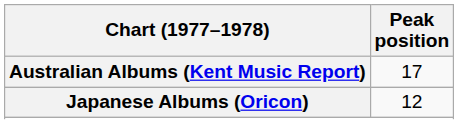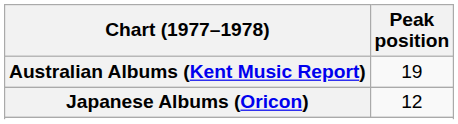(412, 71) 17 -> (412, 71) 19
